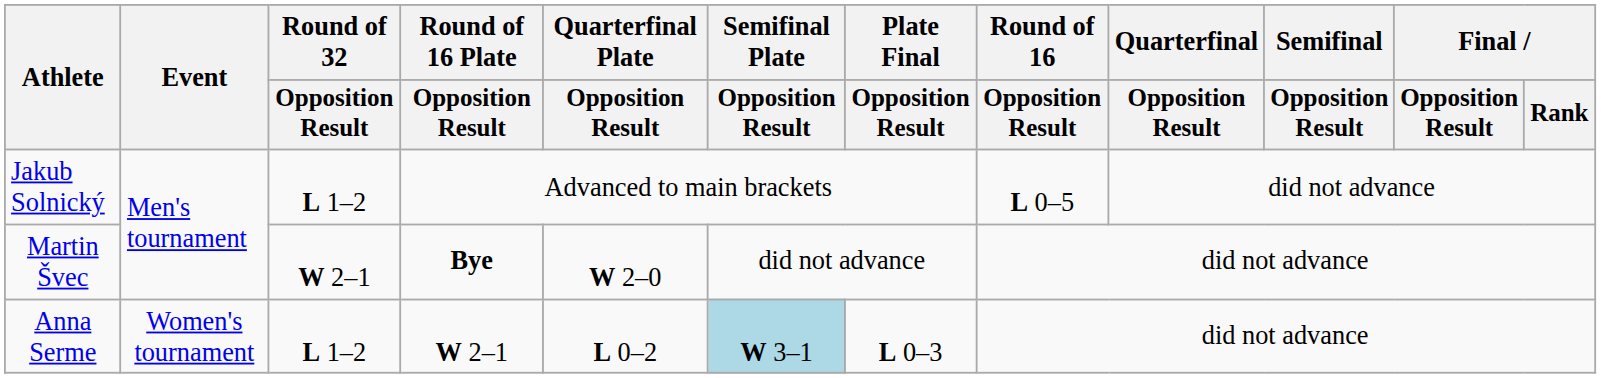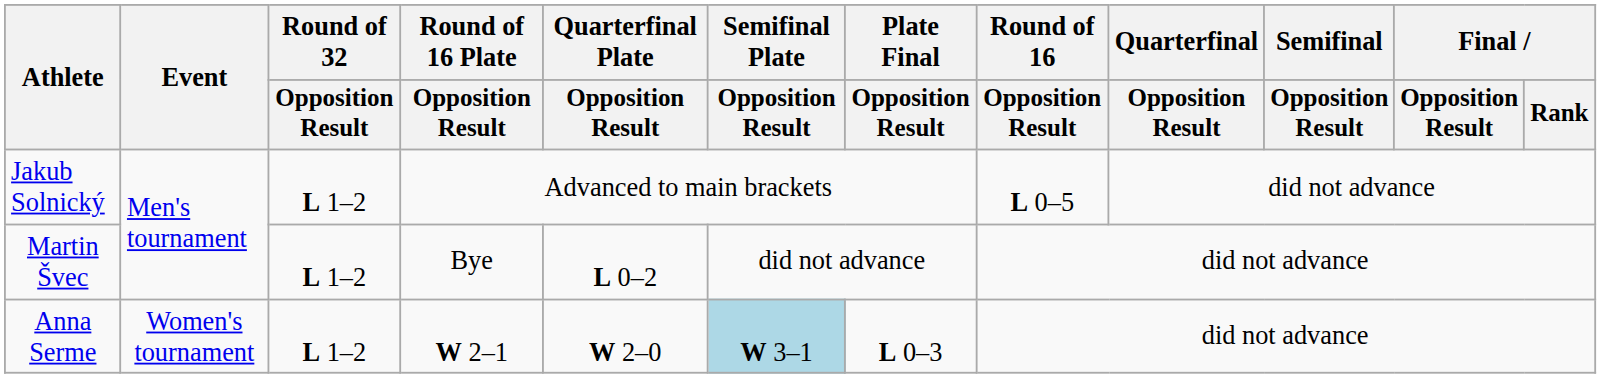(334, 277) W 2–1 -> (334, 277) L 1–2
(472, 261) bold -> (472, 261) normal
(625, 277) W 2–0 -> (625, 277) L 0–2
(625, 351) L 0–2 -> (625, 351) W 2–0
